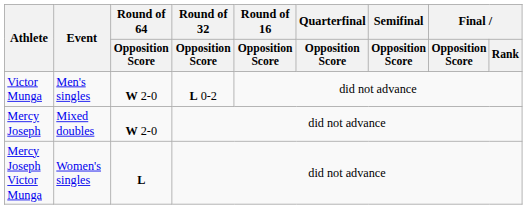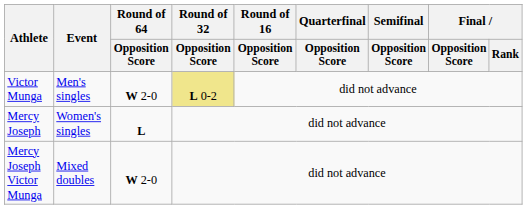(203, 96) no background -> (203, 96) khaki background
(75, 124) Mixed doubles -> (79, 124) Women's singles
(141, 131) W 2-0 -> (141, 131) L
(79, 173) Women's singles -> (75, 173) Mixed doubles
(141, 180) L -> (141, 180) W 2-0
